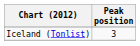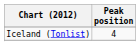(114, 34) 3 -> (114, 34) 4
